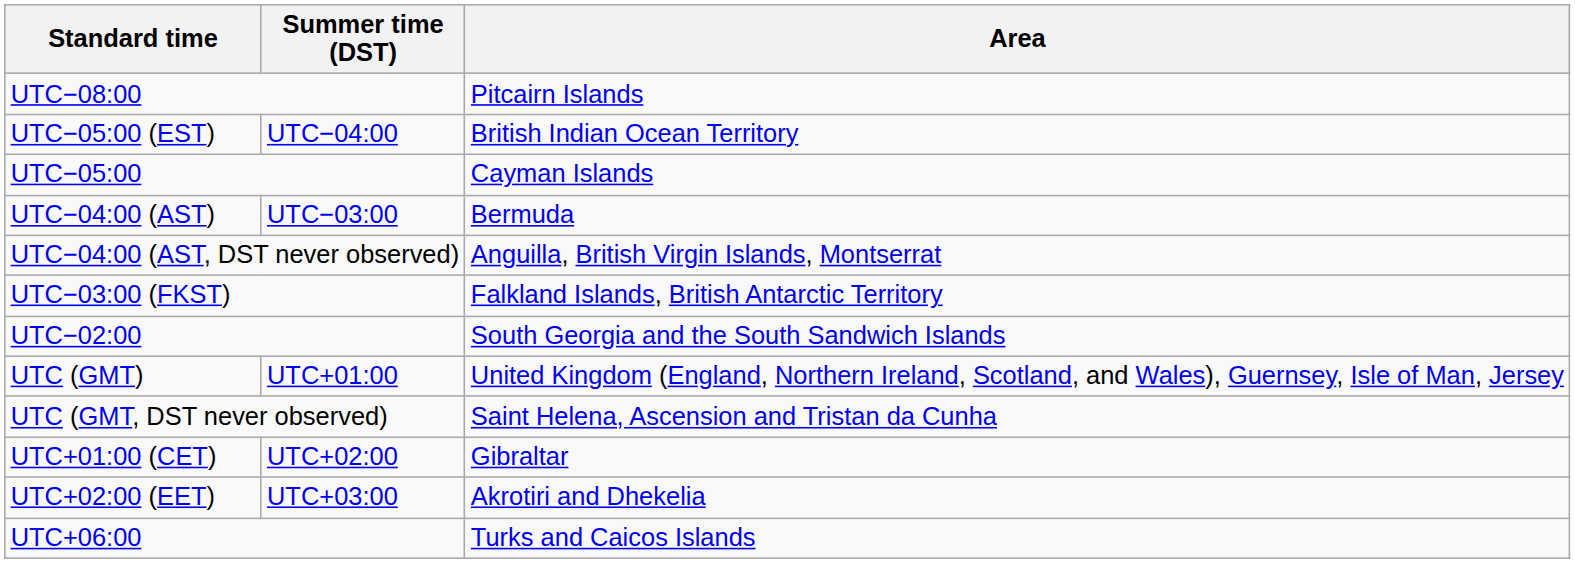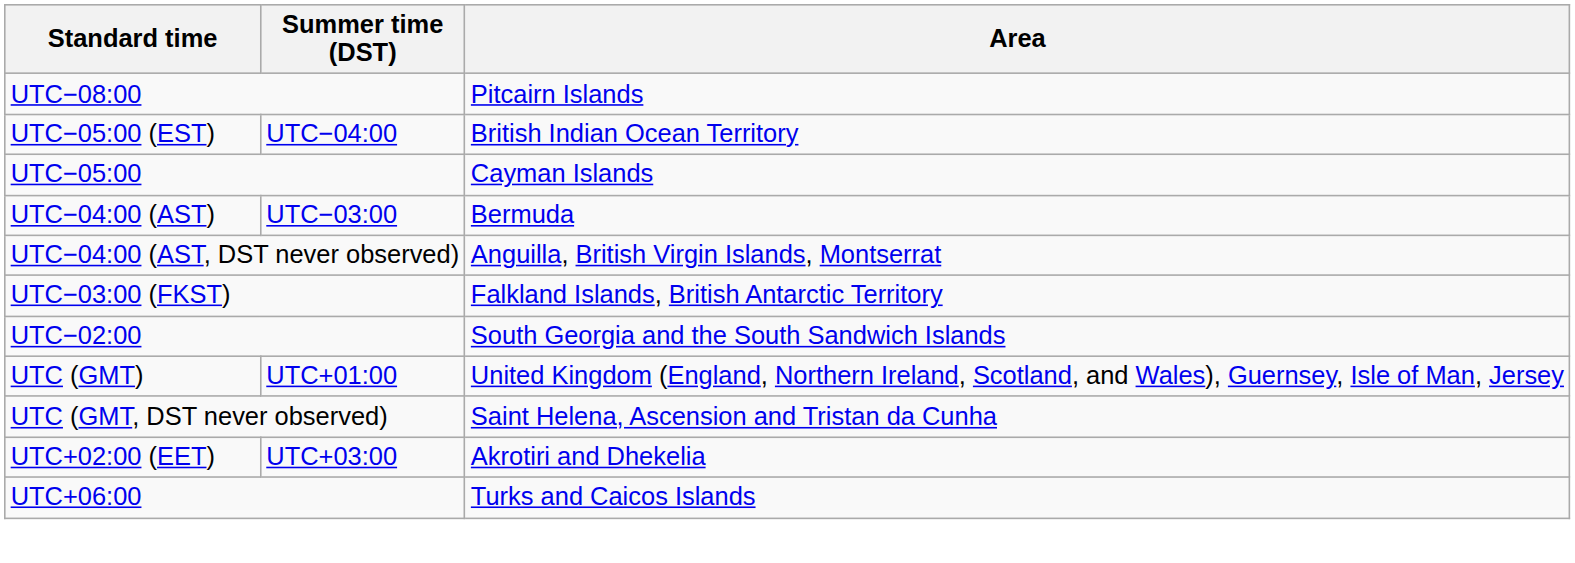- row: (114, 456)
